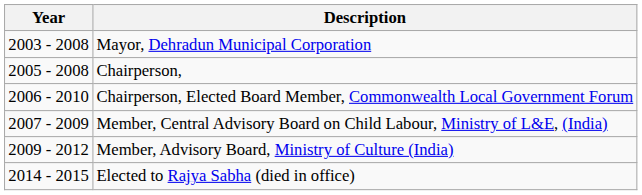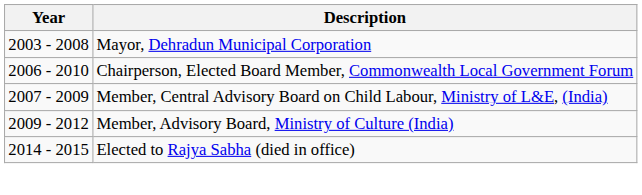- row: (139, 70)
